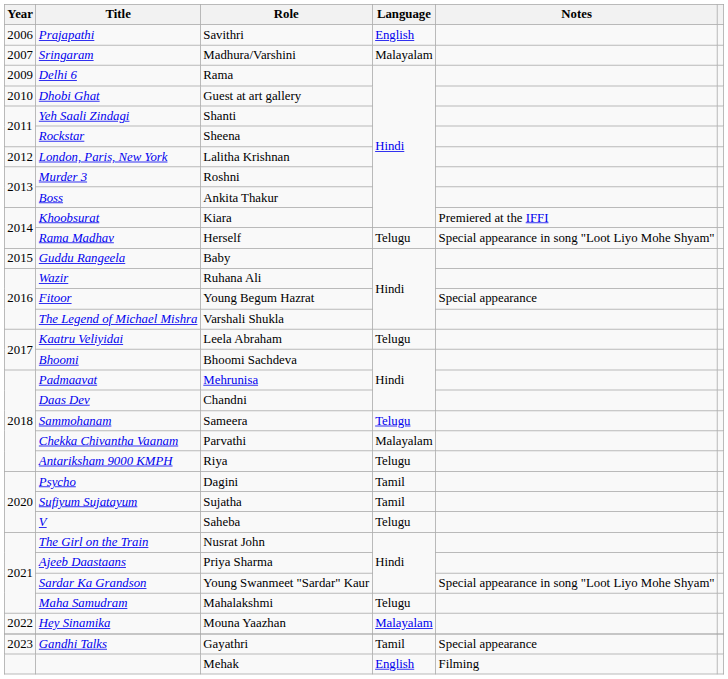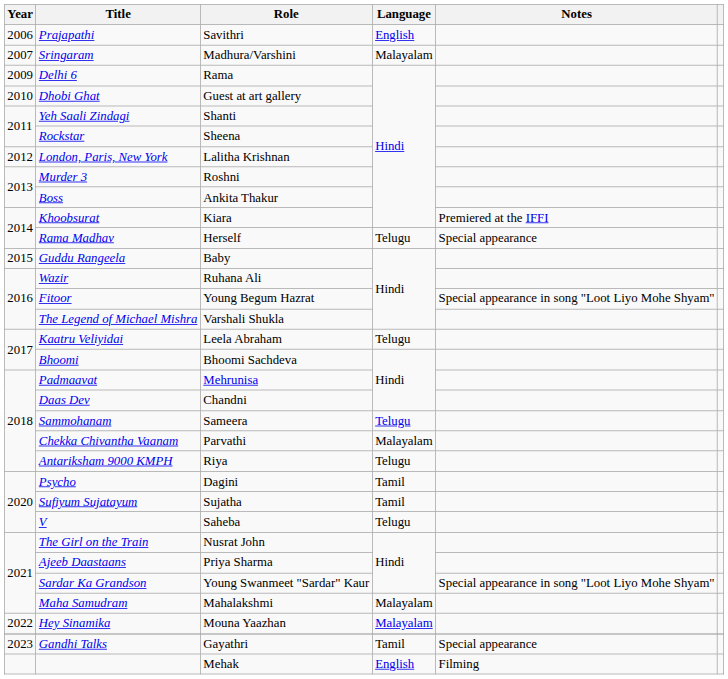(577, 237) Special appearance in song "Loot Liyo Mohe Shyam" -> (488, 237) Special appearance
(488, 298) Special appearance -> (577, 298) Special appearance in song "Loot Liyo Mohe Shyam"
(393, 603) Telugu -> (404, 603) Malayalam
